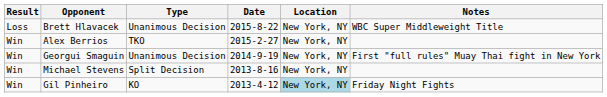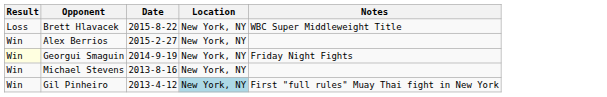- column: (177, 12)
(15, 56) no background -> (15, 56) lightyellow background
(476, 56) First "full rules" Muay Thai fight in New York -> (302, 56) Friday Night Fights
(403, 85) Friday Night Fights -> (375, 85) First "full rules" Muay Thai fight in New York
